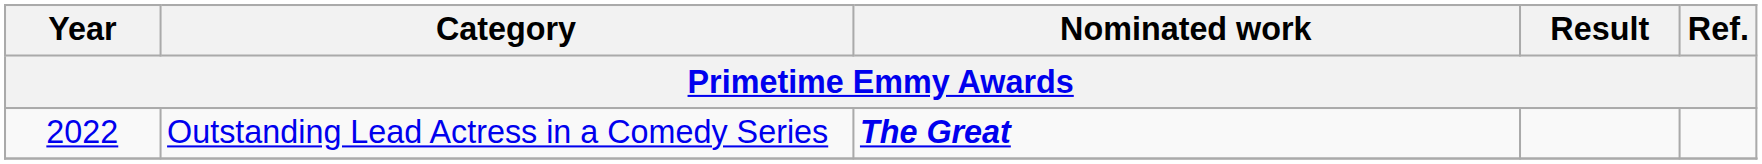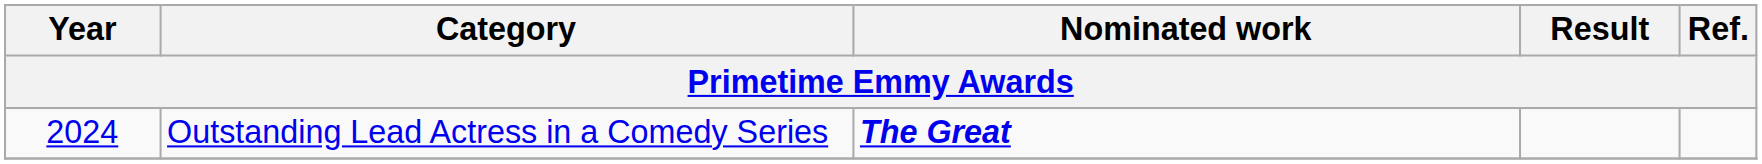(82, 132) 2022 -> (82, 132) 2024
